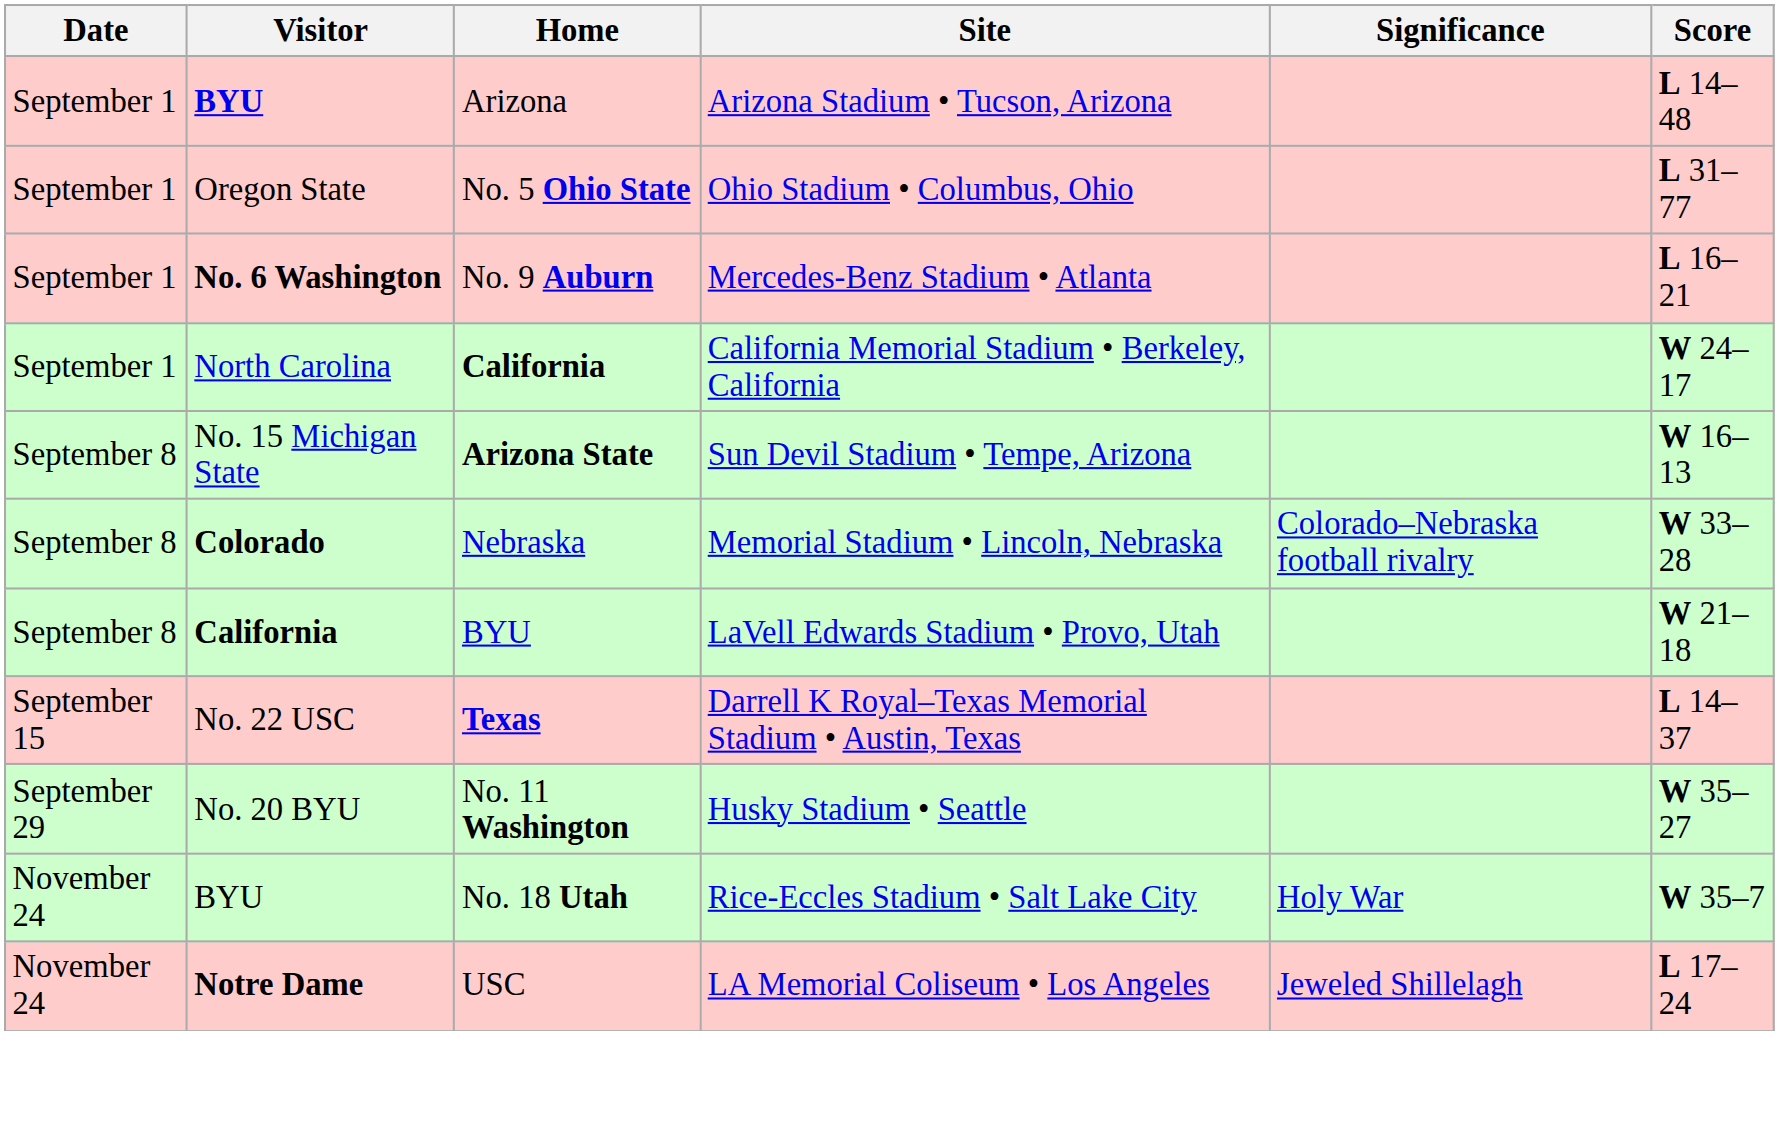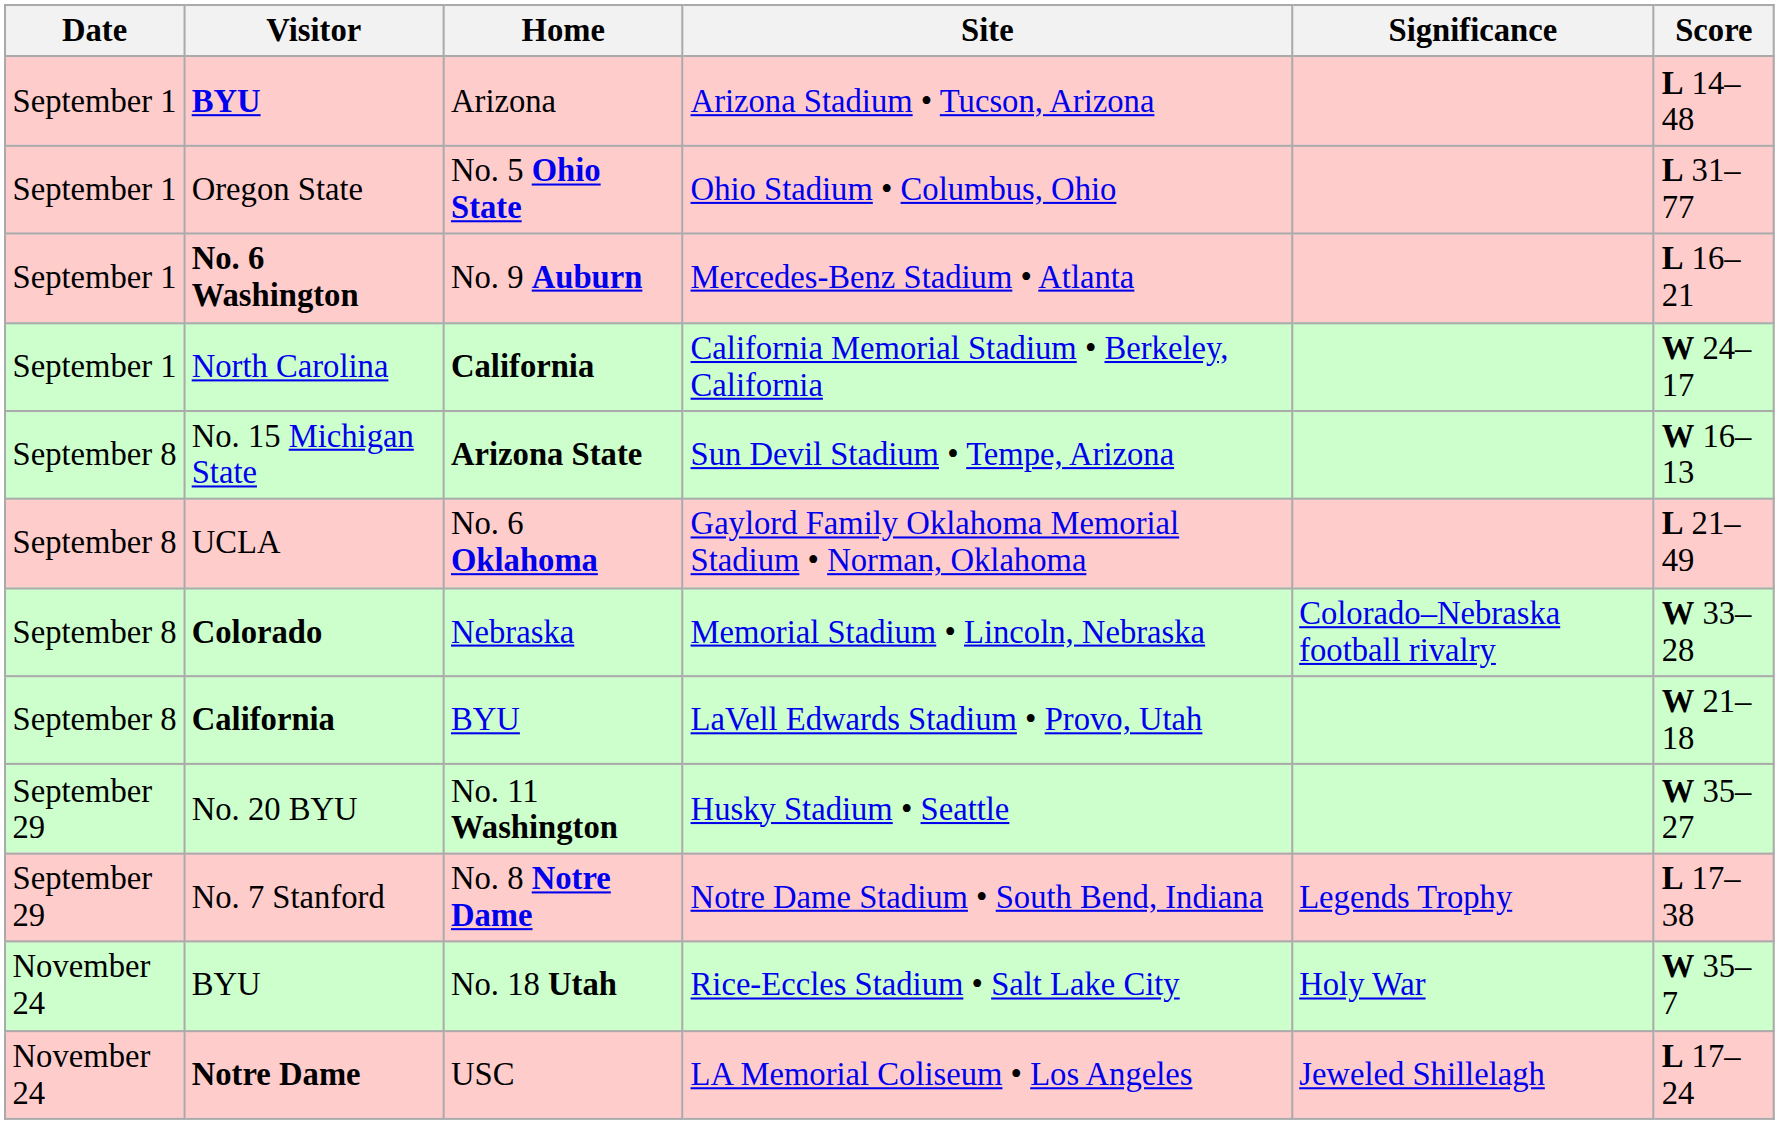+ row: (524, 542)
- row: (501, 719)
+ row: (531, 896)
